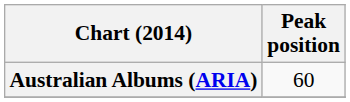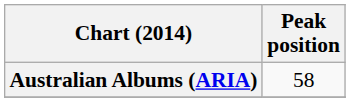(304, 79) 60 -> (304, 79) 58
